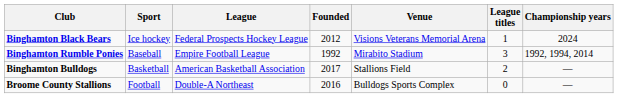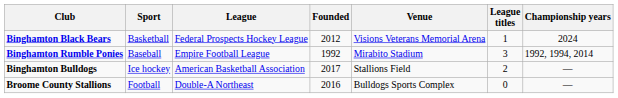(149, 38) Ice hockey -> (148, 38) Basketball
(148, 69) Basketball -> (149, 69) Ice hockey
